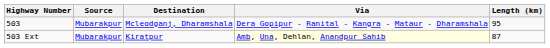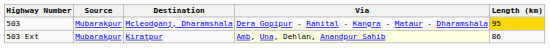(496, 24) no background -> (496, 24) gold background
(496, 37) 87 -> (496, 37) 86
